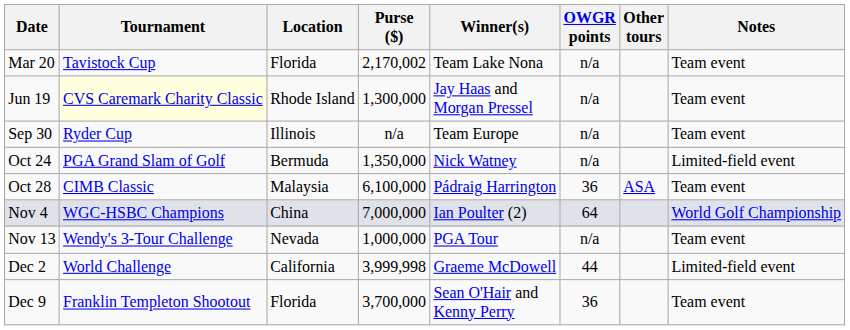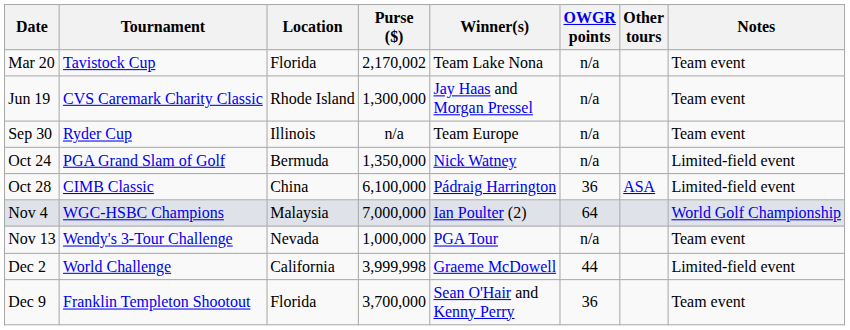(163, 98) lightyellow background -> (163, 98) no background
(299, 187) Malaysia -> (289, 187) China
(708, 187) Team event -> (733, 187) Limited-field event
(289, 213) China -> (299, 213) Malaysia
